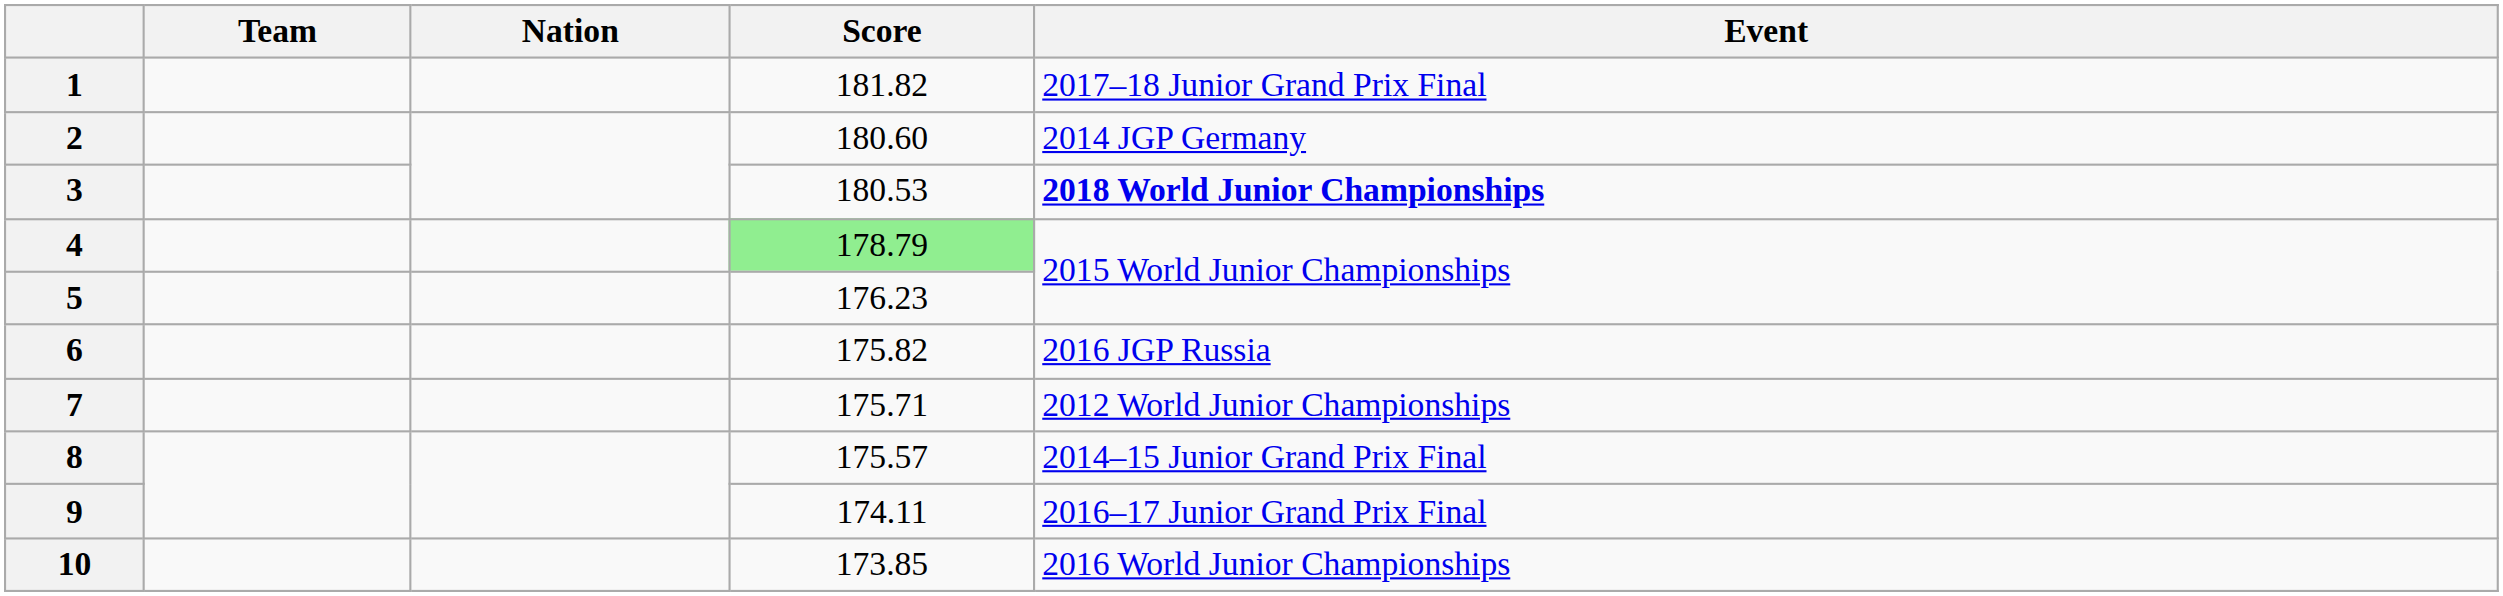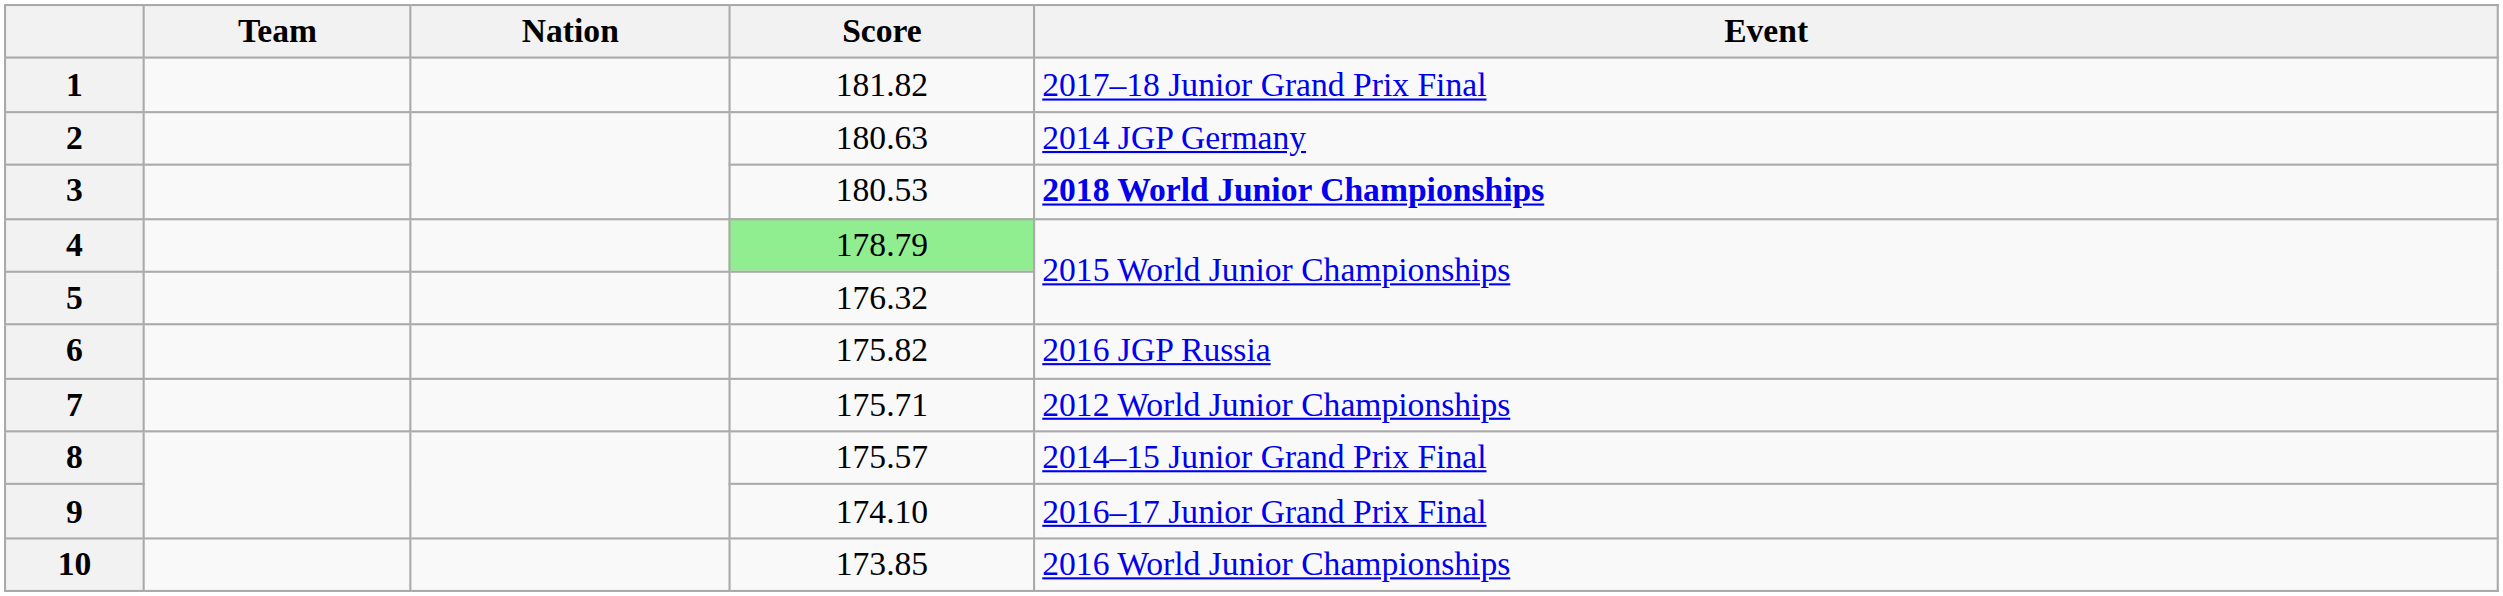(882, 137) 180.60 -> (882, 137) 180.63
(882, 297) 176.23 -> (882, 297) 176.32
(882, 510) 174.11 -> (882, 510) 174.10
